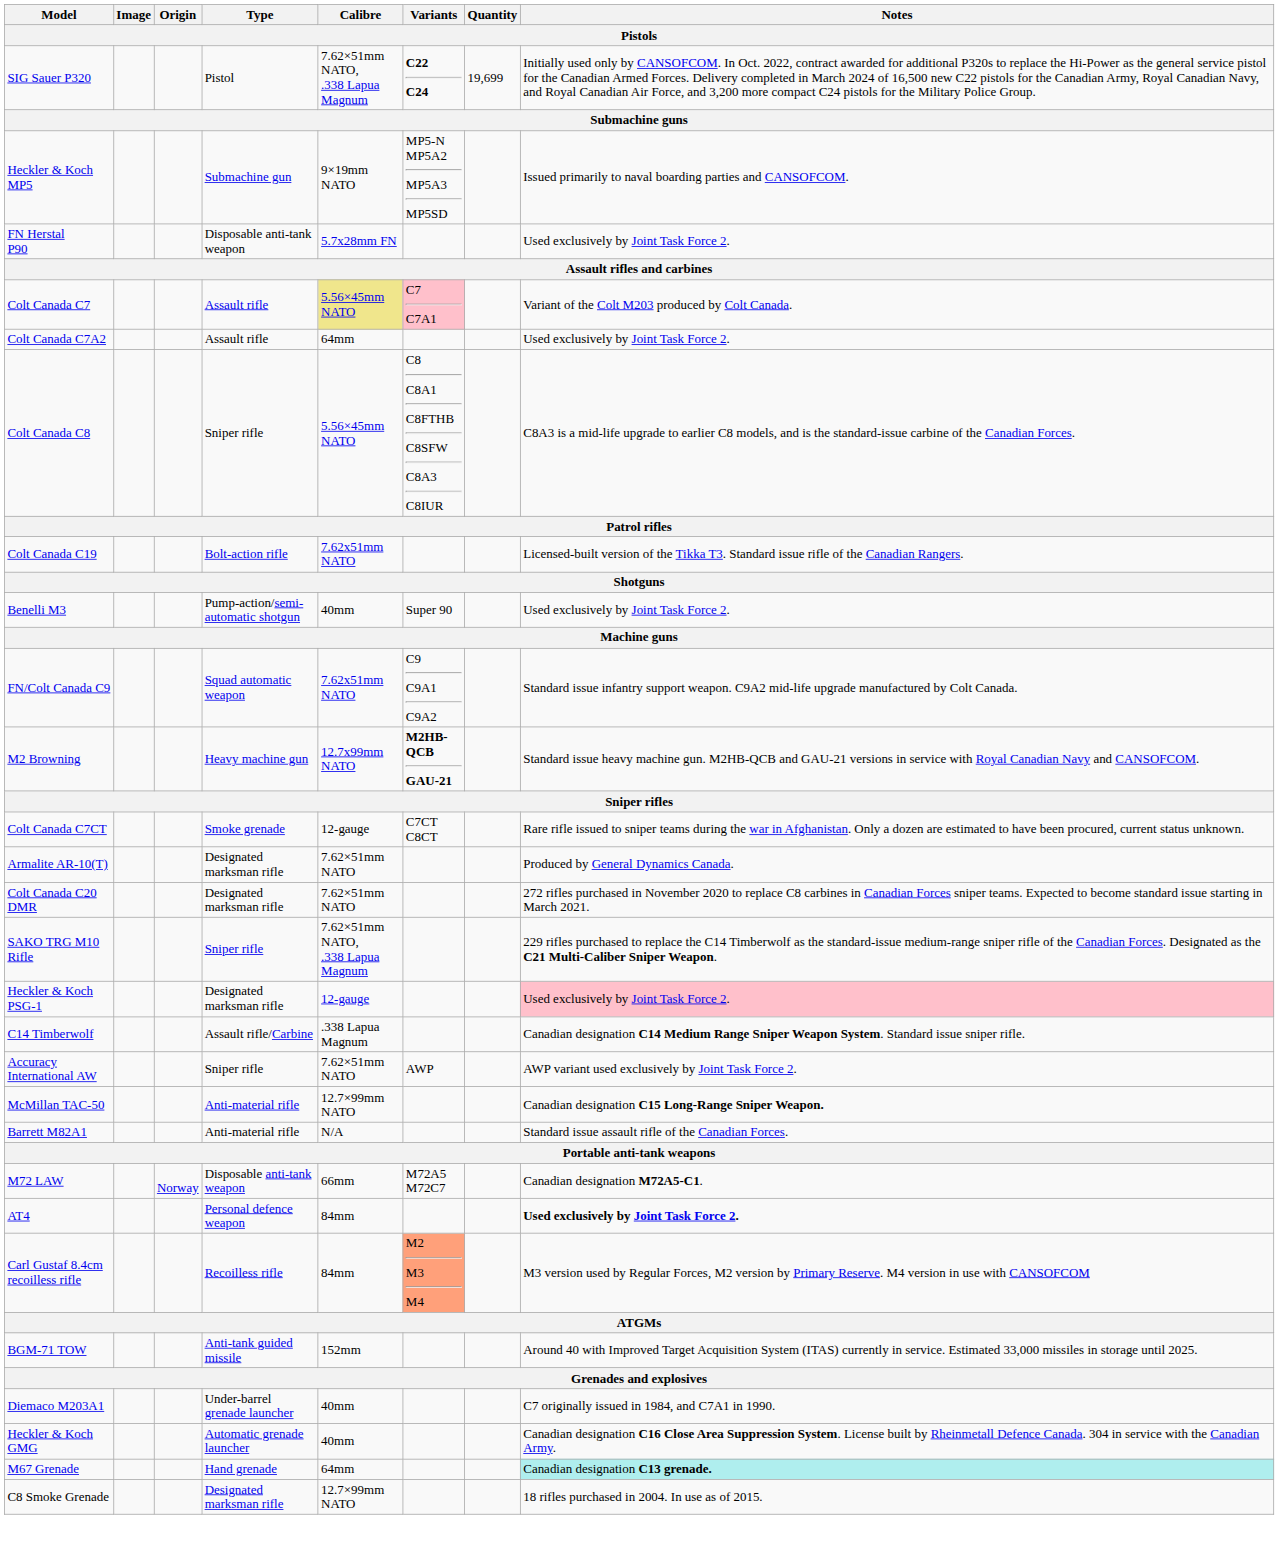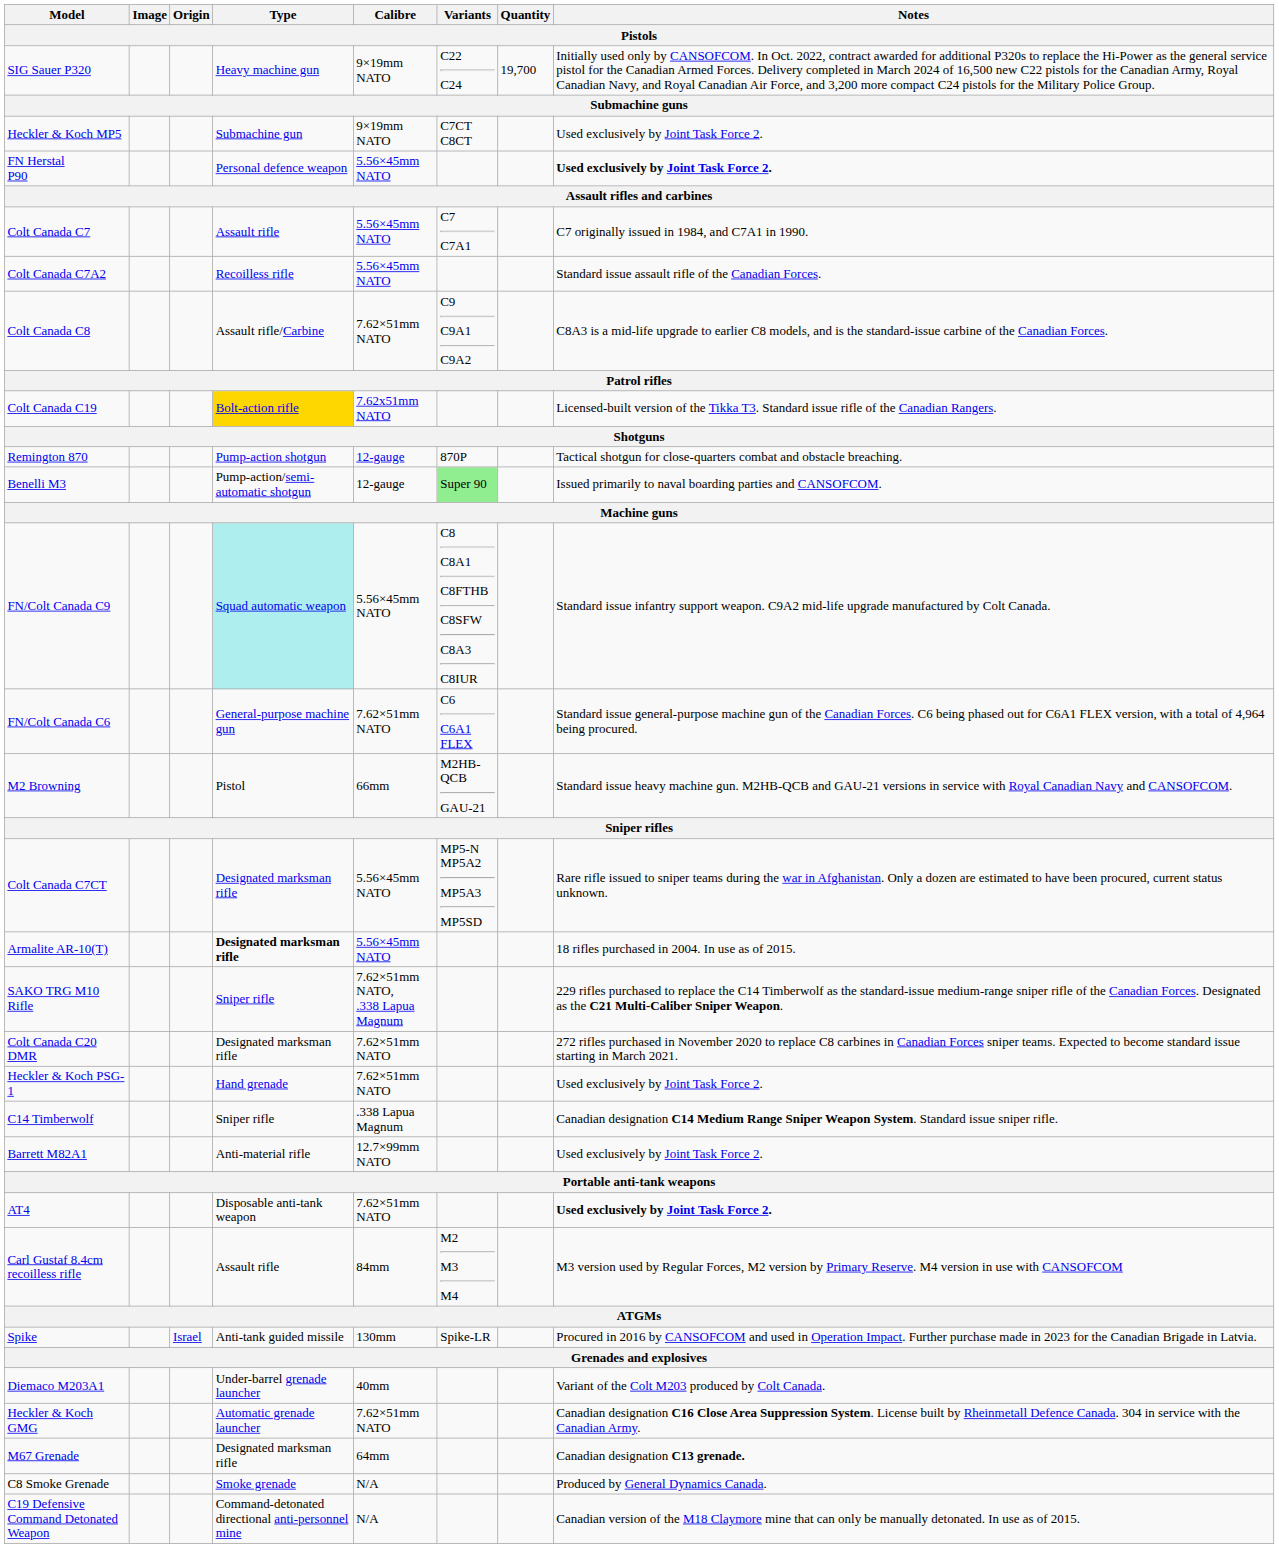(219, 77) Pistol -> (267, 70) Heavy machine gun
(353, 77) 7.62×51mm NATO, .338 Lapua Magnum -> (380, 70) 9×19mm NATO
(434, 77) bold -> (467, 70) normal
(485, 77) 19,699 -> (518, 70) 19,700
(434, 177) MP5-N MP5A2 MP5A3 MP5SD -> (456, 133) C7CT C8CT
(686, 177) Issued primarily to naval boarding parties and CANSOFCOM. -> (660, 133) Used exclusively by Joint Task Force 2.
(258, 241) Disposable anti-tank weapon -> (281, 168) Personal defence weapon
(359, 241) 5.7x28mm FN -> (388, 168) 5.56×45mm NATO
(627, 241) normal -> (664, 168) bold
(353, 304) khaki background -> (388, 231) no background
(434, 304) pink background -> (467, 231) no background
(658, 304) Variant of the Colt M203 produced by Colt Canada. -> (682, 231) C7 originally issued in 1984, and C7A1 in 1990.
(236, 339) Assault rifle -> (255, 273) Recoilless rifle
(338, 339) 64mm -> (388, 273) 5.56×45mm NATO
(627, 339) Used exclusively by Joint Task Force 2. -> (689, 273) Standard issue assault rifle of the Canadian Forces.
(234, 433) Sniper rifle -> (270, 330) Assault rifle/Carbine
(353, 433) 5.56×45mm NATO -> (388, 330) 7.62×51mm NATO
(434, 433) C8 C8A1 C8FTHB C8SFW C8A3 C8IUR -> (467, 330) C9 C9A1 C9A2
(246, 554) no background -> (257, 408) gold background
+ row: (48, 456)
(338, 610) 40mm -> (380, 484) 12-gauge
(429, 610) no background -> (463, 484) lightgreen background
(627, 610) Used exclusively by Joint Task Force 2. -> (719, 484) Issued primarily to naval boarding parties and CANSOFCOM.
(248, 687) no background -> (281, 606) paleturquoise background
(352, 687) 7.62x51mm NATO -> (388, 606) 5.56×45mm NATO
(434, 687) C9 C9A1 C9A2 -> (467, 606) C8 C8A1 C8FTHB C8SFW C8A3 C8IUR
+ row: (59, 721)
(256, 759) Heavy machine gun -> (230, 785) Pistol
(352, 759) 12.7x99mm NATO -> (373, 785) 66mm
(434, 759) bold -> (467, 785) normal
(245, 829) Smoke grenade -> (273, 885) Designated marksman rifle
(345, 829) 12-gauge -> (388, 885) 5.56×45mm NATO
(422, 829) C7CT C8CT -> (467, 885) MP5-N MP5A2 MP5A3 MP5SD
(244, 864) normal -> (278, 949) bold
(353, 864) 7.62×51mm NATO -> (388, 949) 5.56×45mm NATO
(629, 864) Produced by General Dynamics Canada. -> (676, 949) 18 rifles purchased in 2004. In use as of 2015.
rows swapped: (52, 899) <-> (53, 949)
(244, 999) Designated marksman rifle -> (252, 1083) Hand grenade
(345, 999) 12-gauge -> (388, 1083) 7.62×51mm NATO
(627, 999) pink background -> (660, 1083) no background
(259, 1034) Assault rifle/Carbine -> (245, 1119) Sniper rifle
- row: (52, 1069)
- row: (56, 1104)
(332, 1132) N/A -> (388, 1154) 12.7×99mm NATO
(656, 1132) Standard issue assault rifle of the Canadian Forces. -> (660, 1154) Used exclusively by Joint Task Force 2.
- row: (35, 1180)
(249, 1215) Personal defence weapon -> (269, 1209) Disposable anti-tank weapon
(338, 1215) 84mm -> (388, 1209) 7.62×51mm NATO
(244, 1272) Recoilless rifle -> (247, 1266) Assault rifle
(434, 1272) lightsalmon background -> (467, 1266) no background
+ row: (22, 1337)
- row: (47, 1350)
(649, 1406) C7 originally issued in 1984, and C7A1 in 1990. -> (691, 1385) Variant of the Colt M203 produced by Colt Canada.
(338, 1441) 40mm -> (388, 1420) 7.62×51mm NATO
(241, 1469) Hand grenade -> (273, 1455) Designated marksman rifle
(617, 1469) paleturquoise background -> (650, 1455) no background
(244, 1496) Designated marksman rifle -> (256, 1483) Smoke grenade
(353, 1496) 12.7×99mm NATO -> (367, 1483) N/A
(643, 1496) 18 rifles purchased in 2004. In use as of 2015. -> (662, 1483) Produced by General Dynamics Canada.
+ row: (63, 1518)
